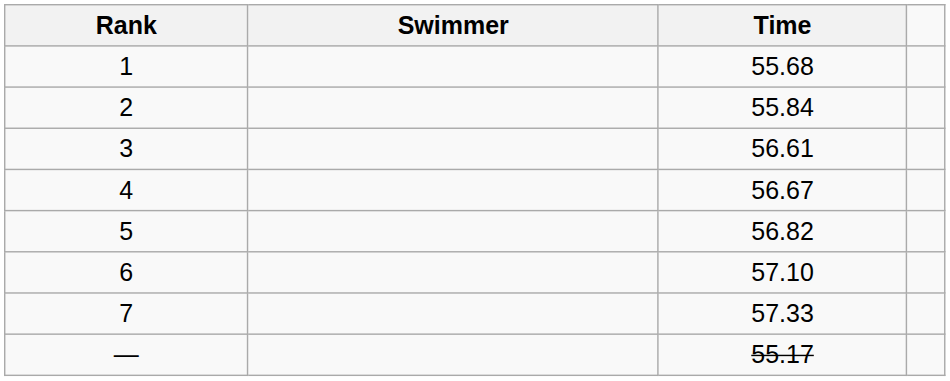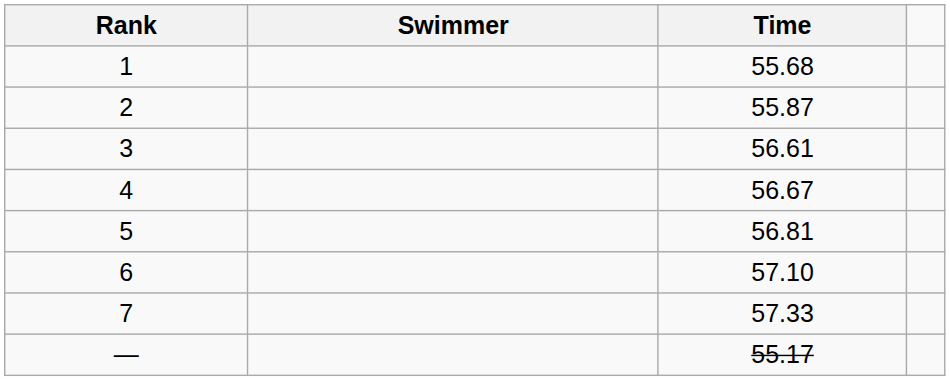(783, 107) 55.84 -> (783, 107) 55.87
(783, 230) 56.82 -> (783, 230) 56.81
